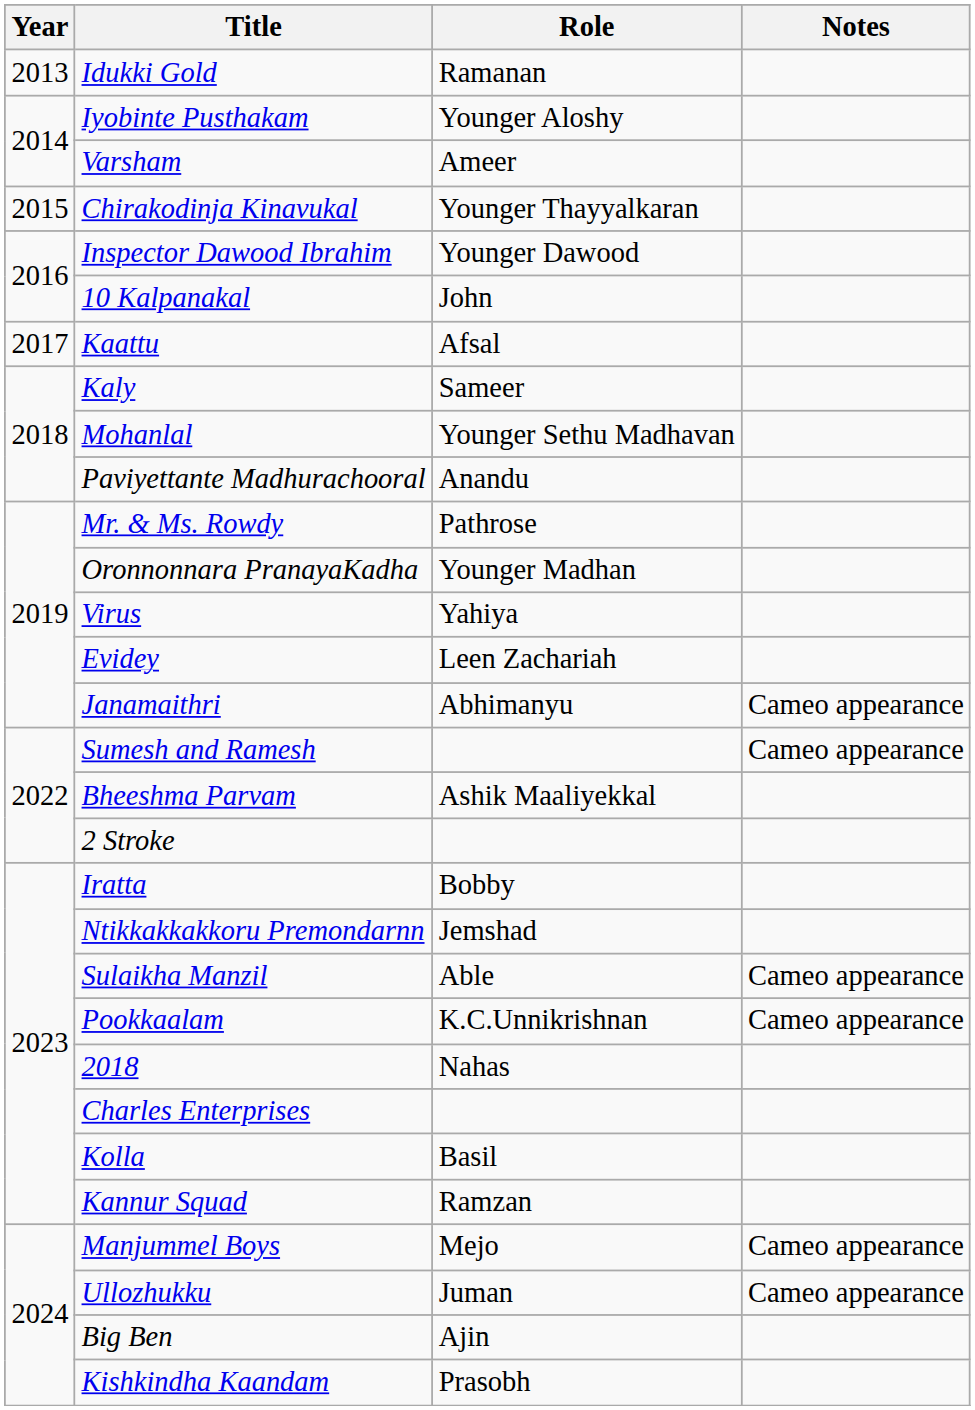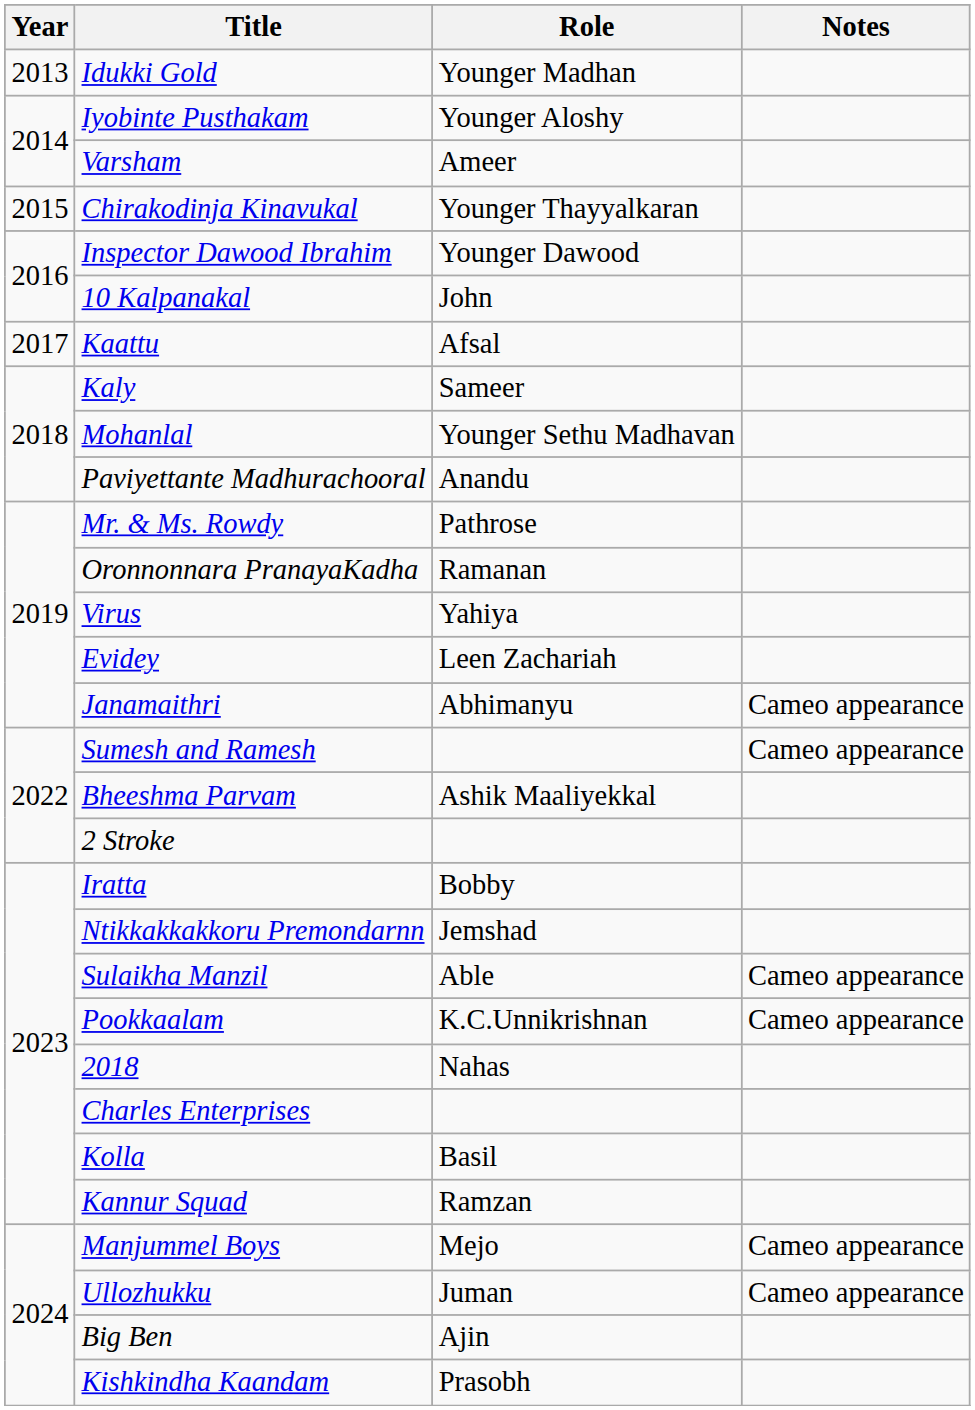(493, 72) Ramanan -> (537, 72) Younger Madhan
(537, 569) Younger Madhan -> (493, 569) Ramanan
